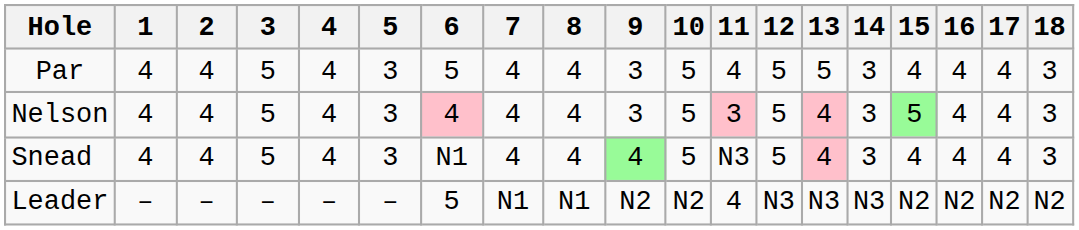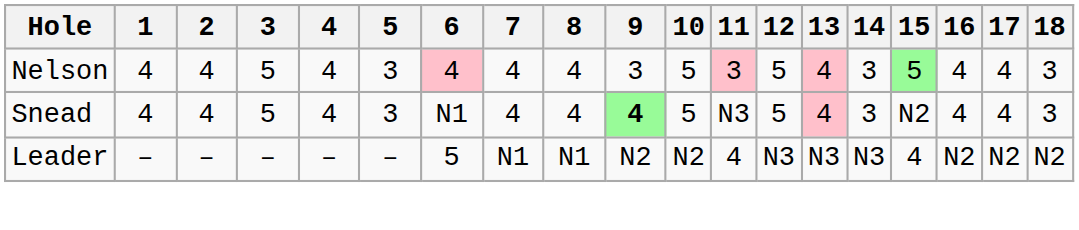- row: (60, 71)
(635, 159) normal -> (635, 115) bold
(914, 159) 4 -> (914, 115) N2
(914, 202) N2 -> (914, 159) 4
